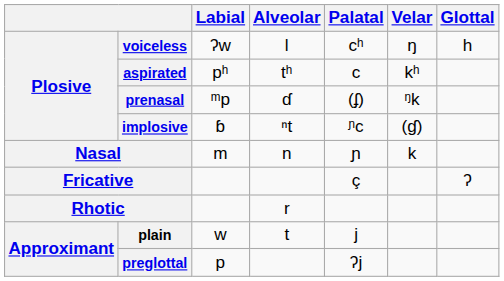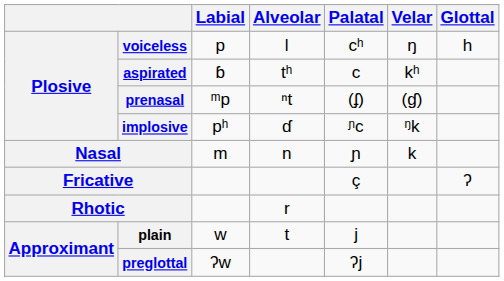(220, 45) ʔw -> (220, 45) p
(220, 72) pʰ -> (220, 72) ɓ
(287, 99) ɗ -> (287, 99) ⁿt
(412, 99) ᵑk -> (412, 99) (ɠ)
(220, 126) ɓ -> (220, 126) pʰ
(287, 126) ⁿt -> (287, 126) ɗ
(412, 126) (ɠ) -> (412, 126) ᵑk
(220, 262) p -> (220, 262) ʔw
